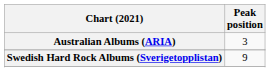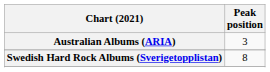(245, 58) 9 -> (245, 58) 8
